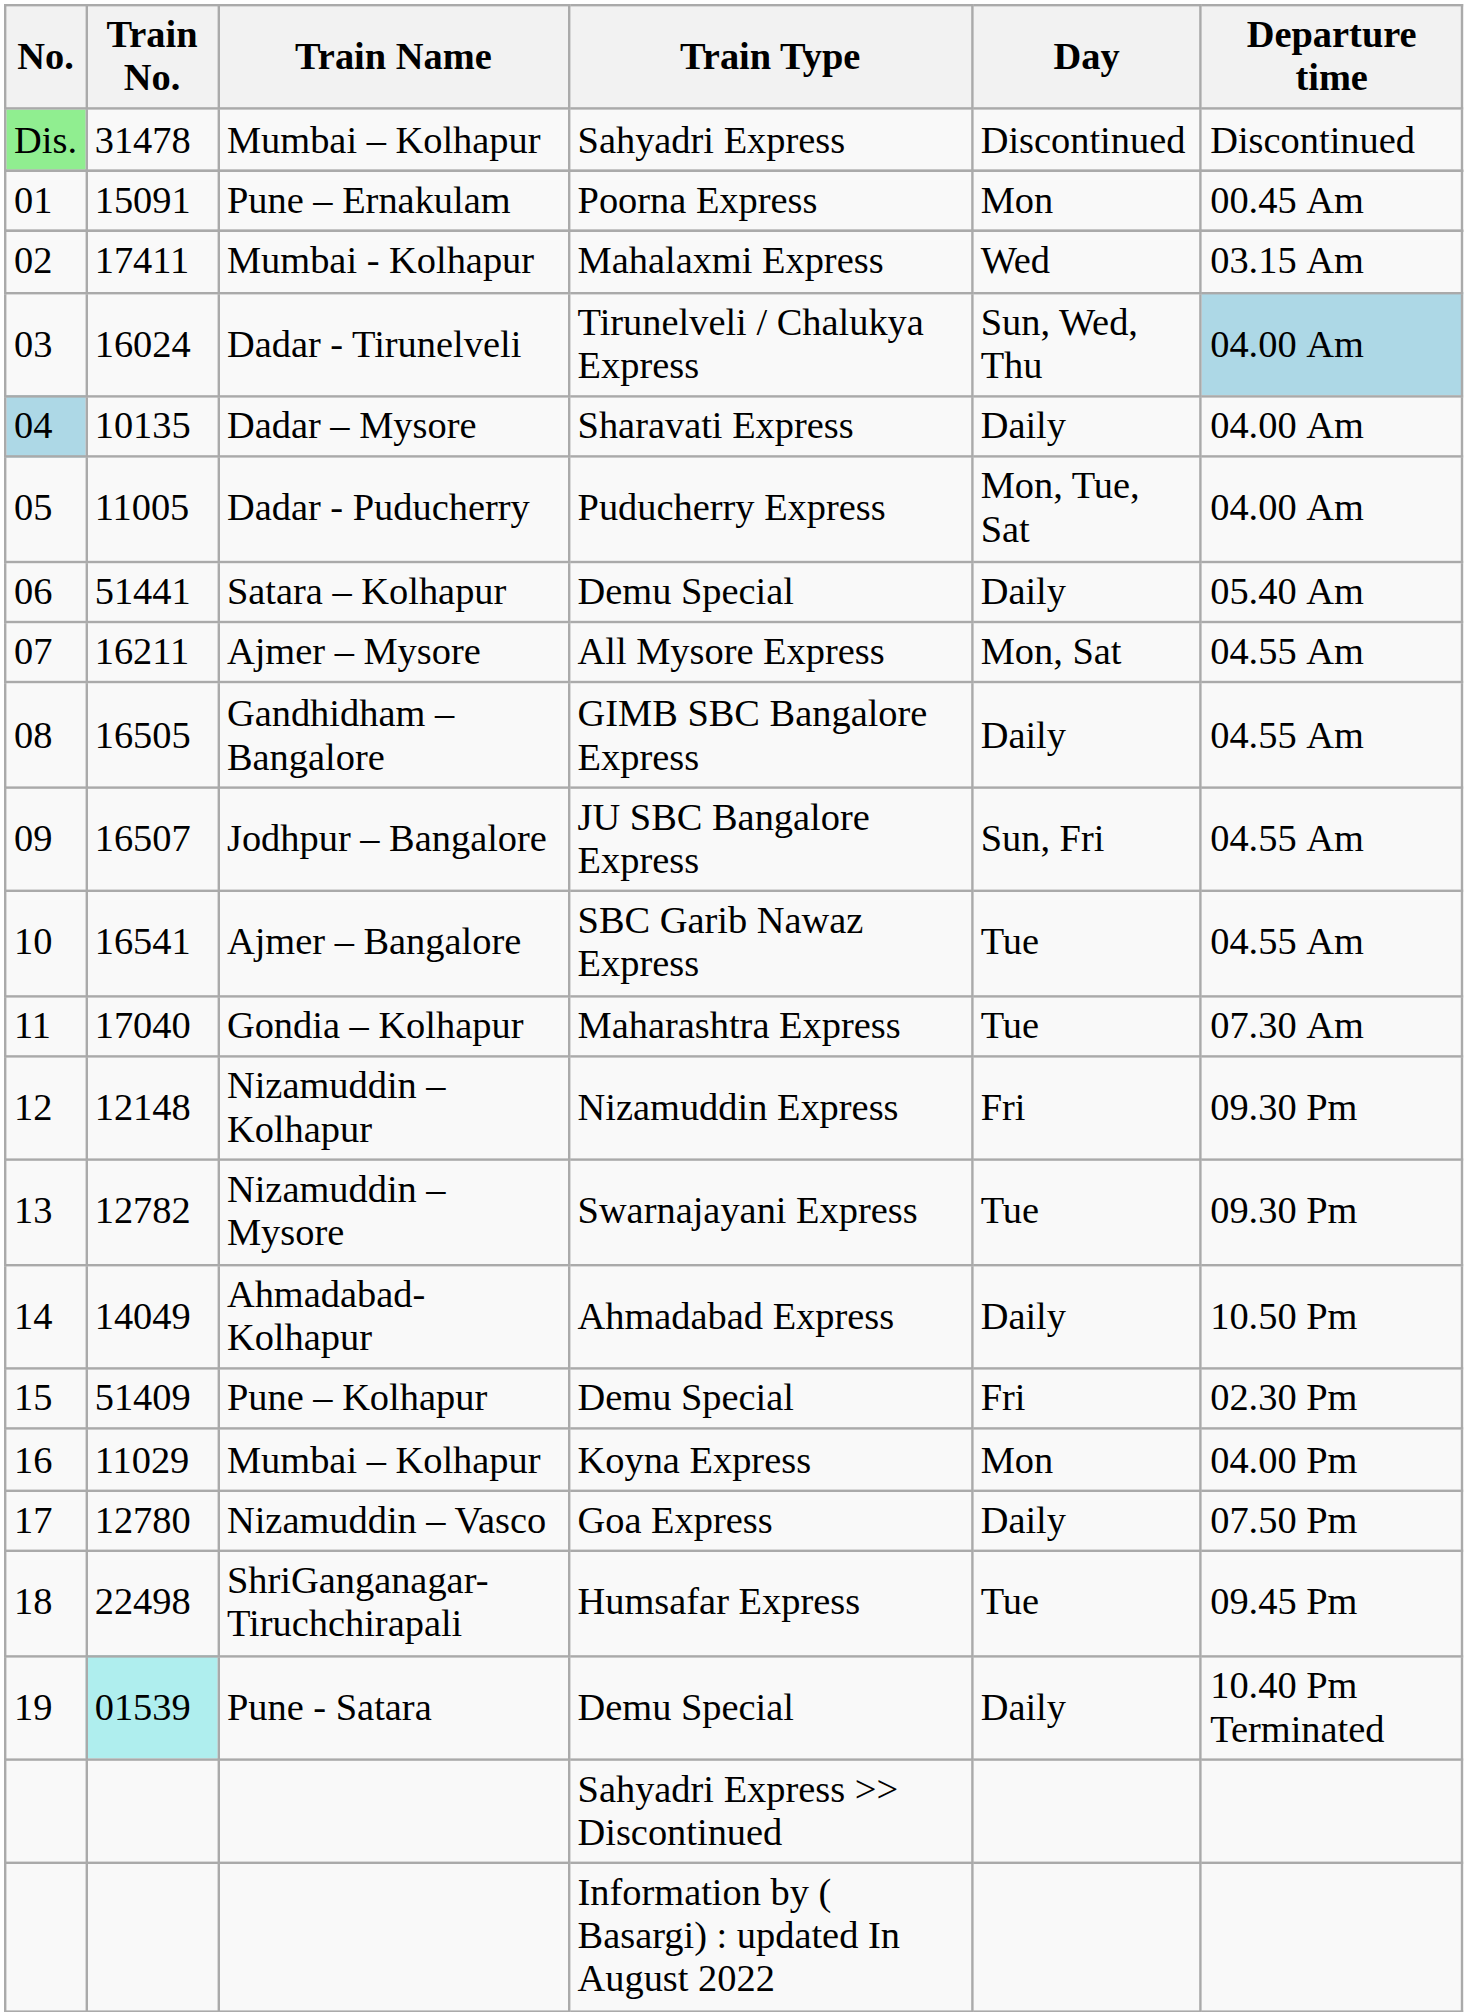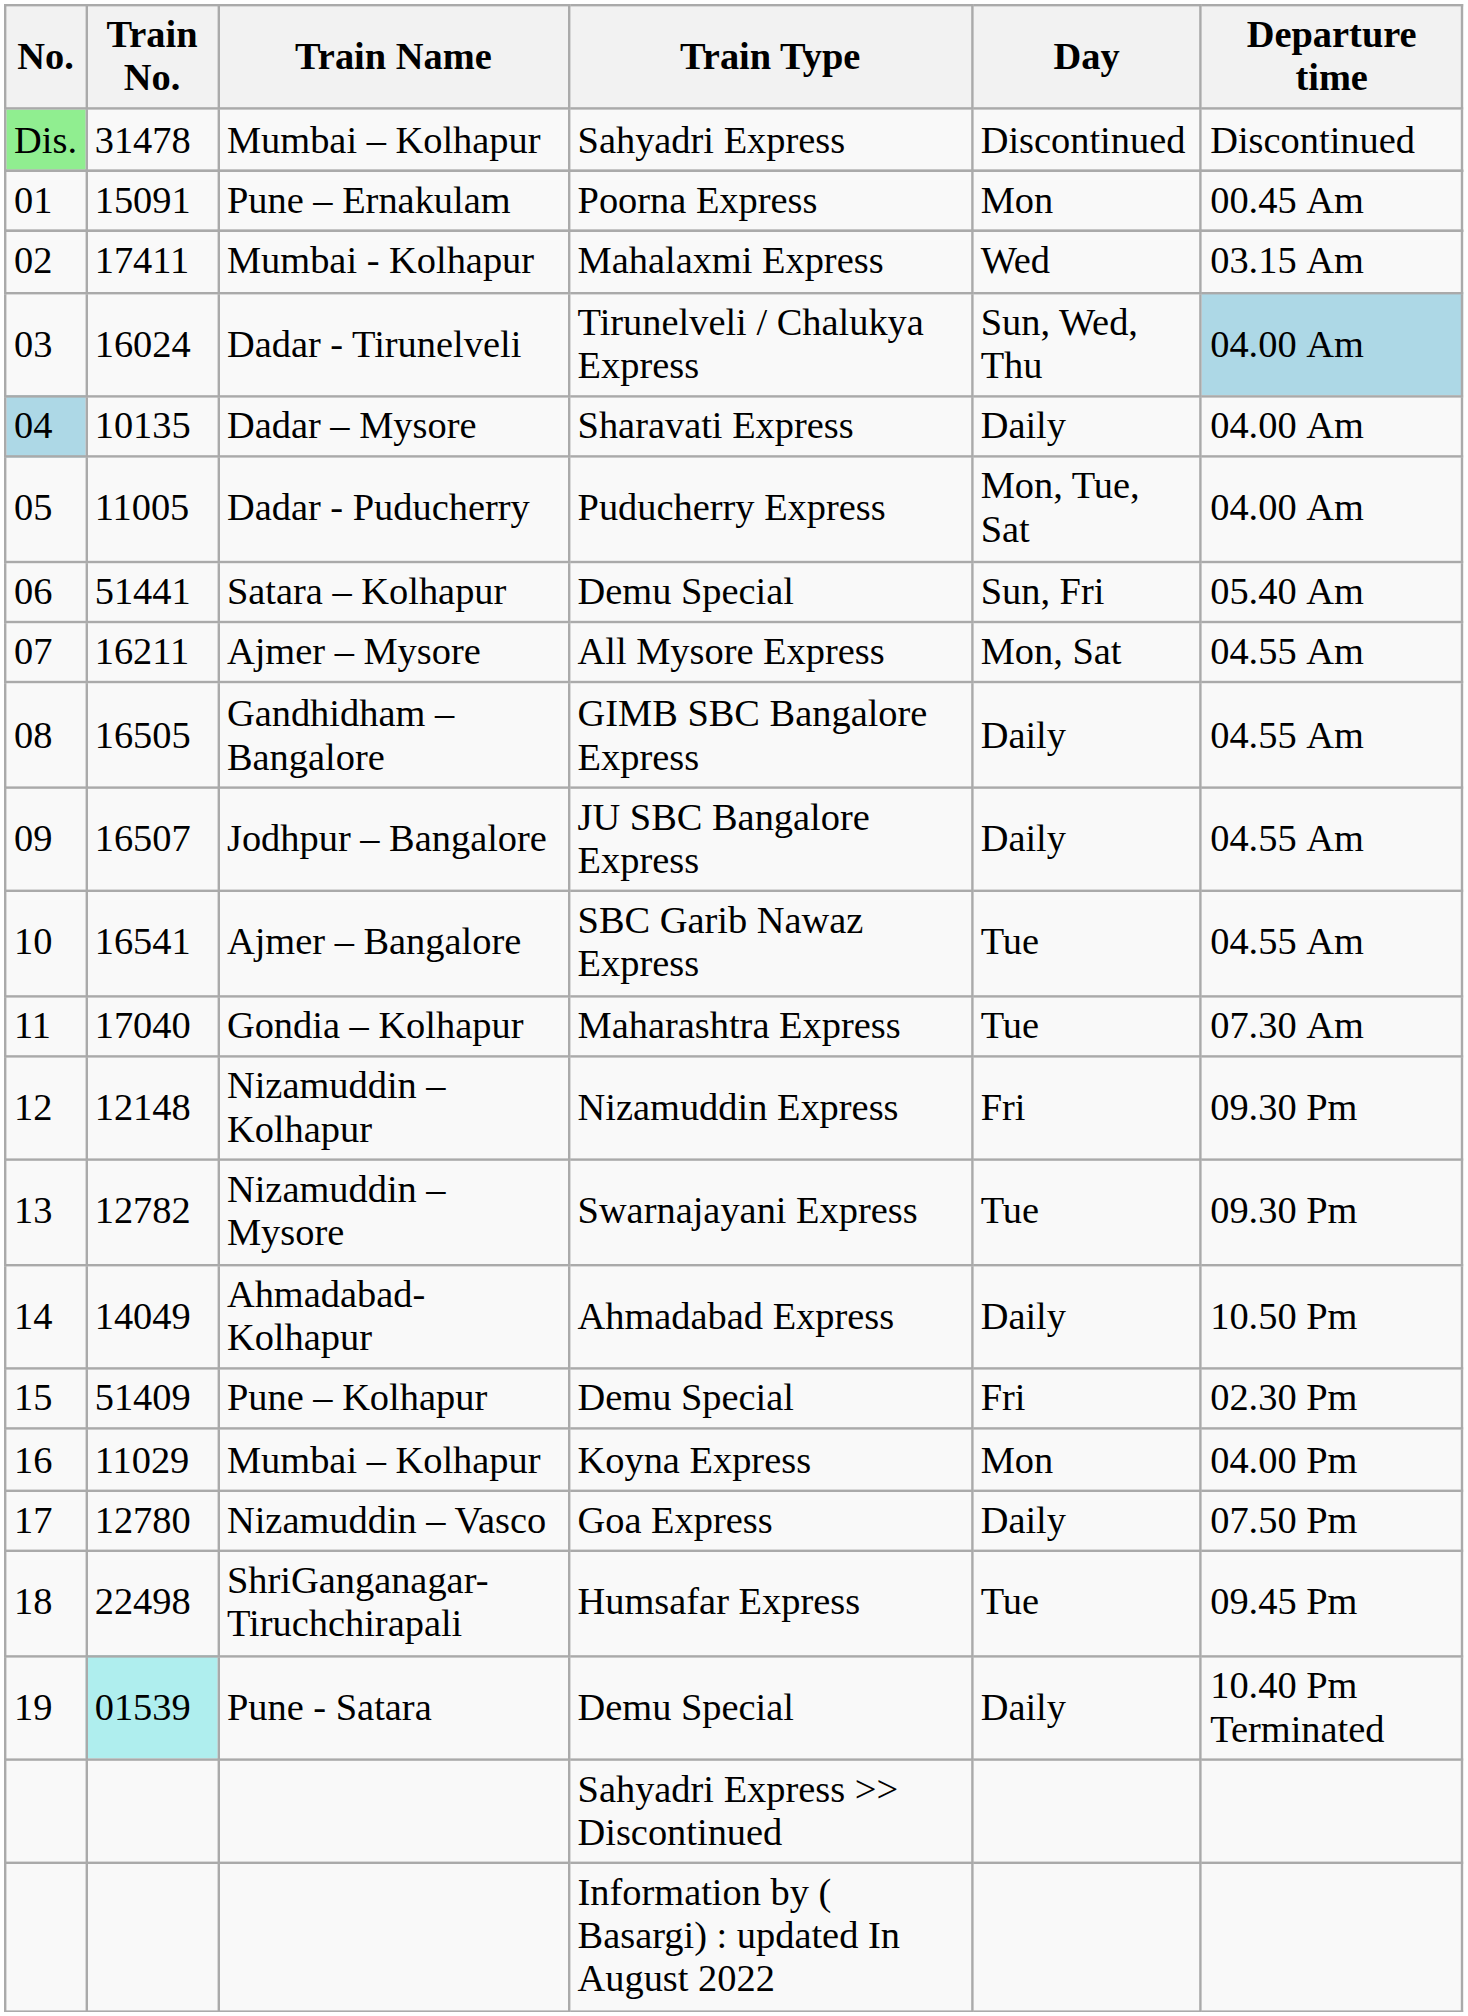(1023, 590) Daily -> (1043, 590) Sun, Fri
(1043, 838) Sun, Fri -> (1023, 838) Daily
